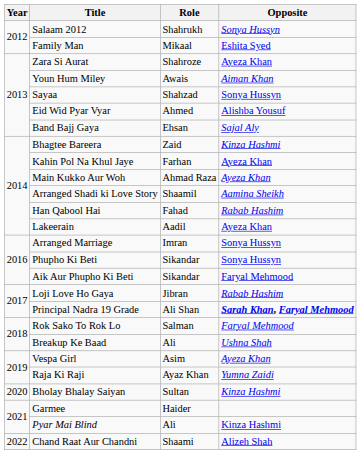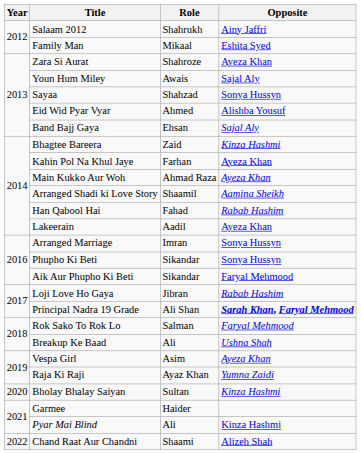(251, 29) Sonya Hussyn -> (244, 29) Ainy Jaffri
(247, 78) Aiman Khan -> (240, 78) Sajal Aly
